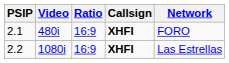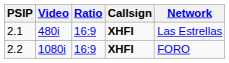(174, 31) FORO -> (190, 31) Las Estrellas
(190, 49) Las Estrellas -> (174, 49) FORO
